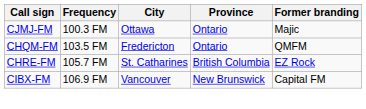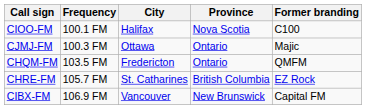+ row: (30, 29)
